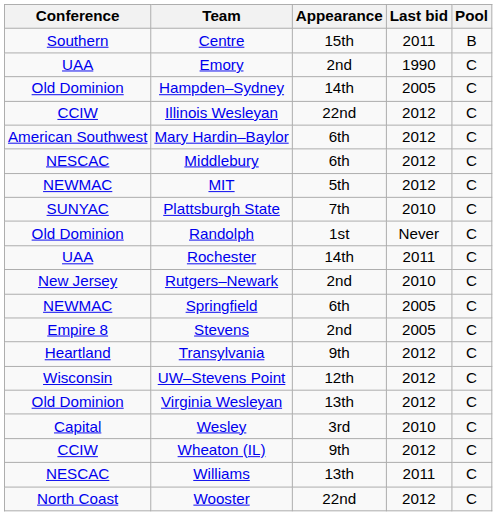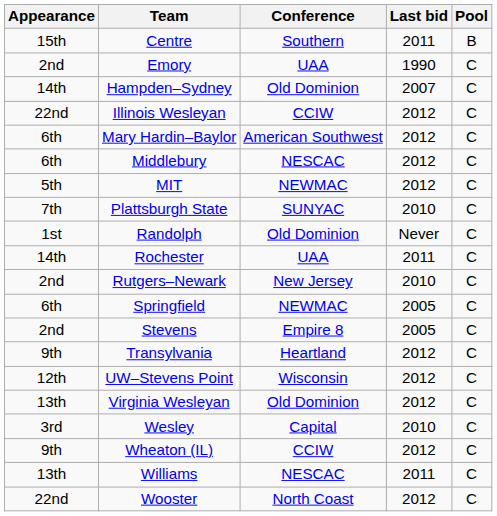columns swapped: (78, 16) <-> (339, 16)
(419, 88) 2005 -> (419, 88) 2007
